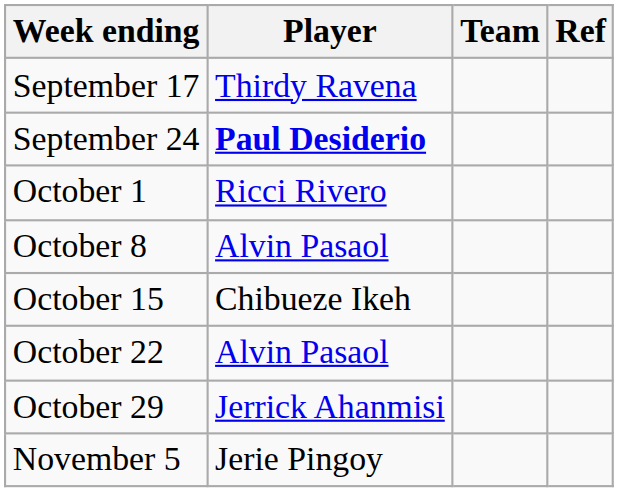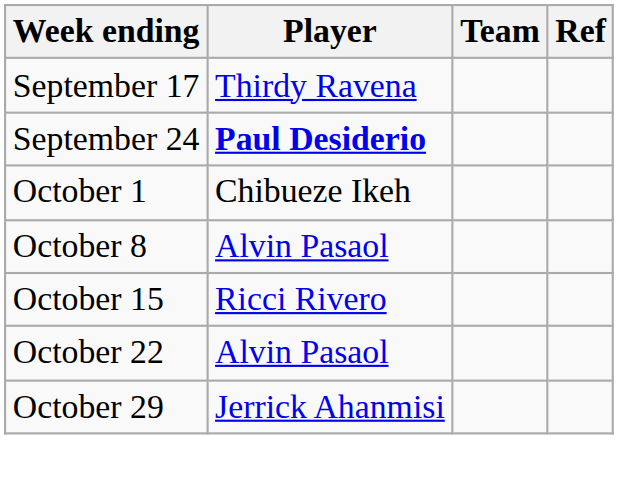(301, 191) Ricci Rivero -> (313, 191) Chibueze Ikeh
(313, 298) Chibueze Ikeh -> (301, 298) Ricci Rivero
- row: (97, 459)
